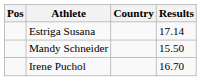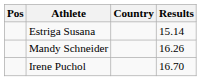(172, 31) 17.14 -> (172, 31) 15.14
(172, 48) 15.50 -> (172, 48) 16.26
